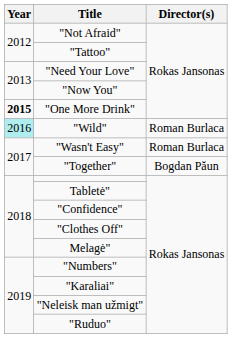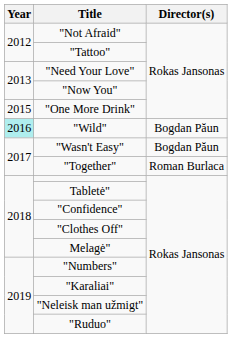(19, 109) bold -> (19, 109) normal
(186, 128) Roman Burlaca -> (186, 128) Bogdan Păun
(186, 147) Roman Burlaca -> (186, 147) Bogdan Păun
(186, 166) Bogdan Păun -> (186, 166) Roman Burlaca
